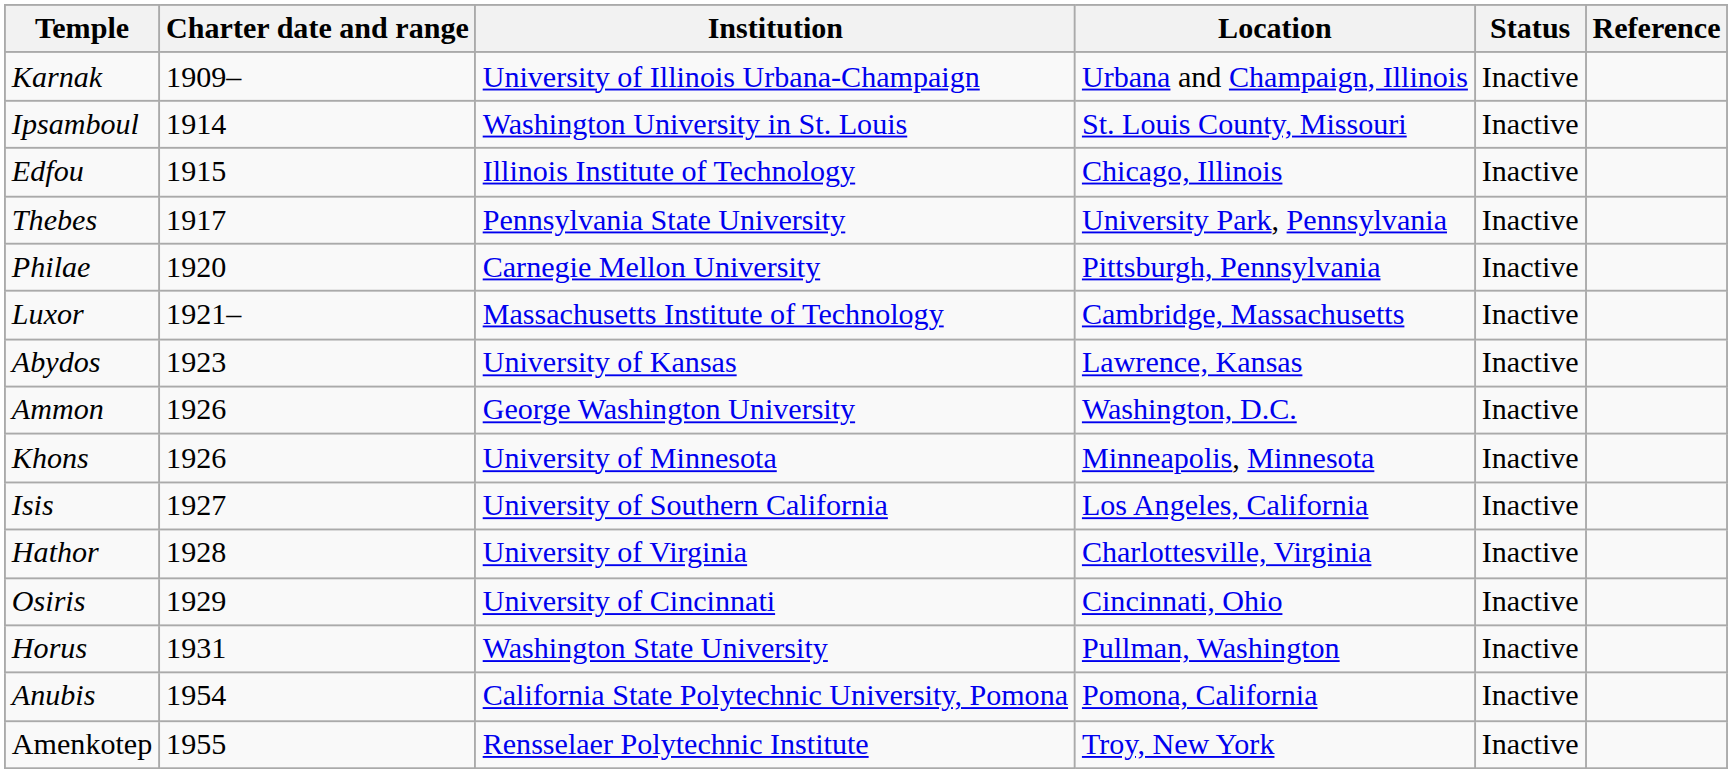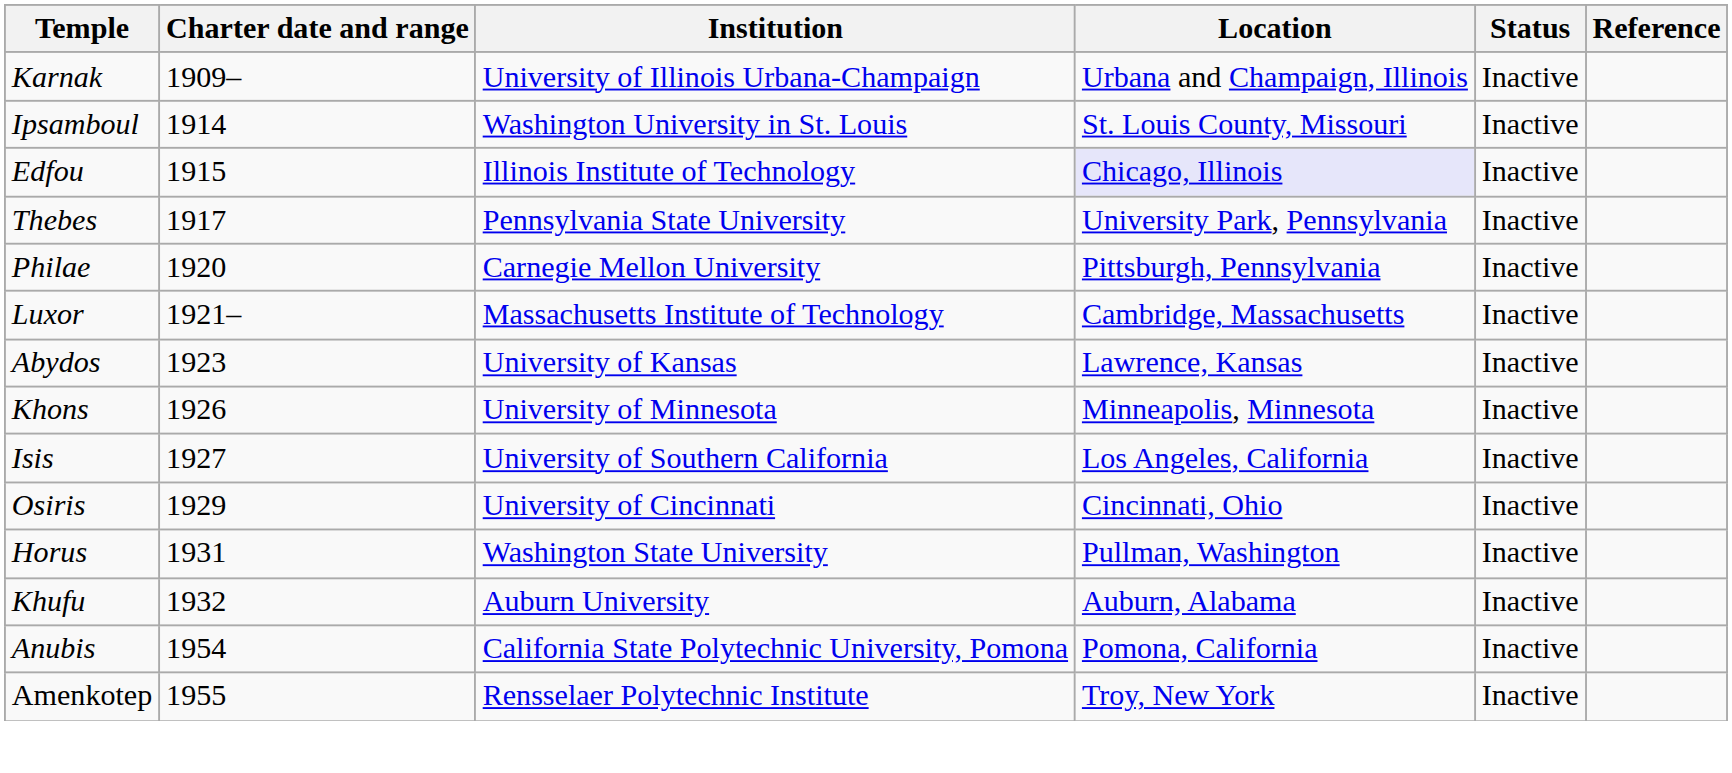(1182, 171) no background -> (1182, 171) lavender background
- row: (58, 409)
- row: (55, 553)
+ row: (49, 600)
